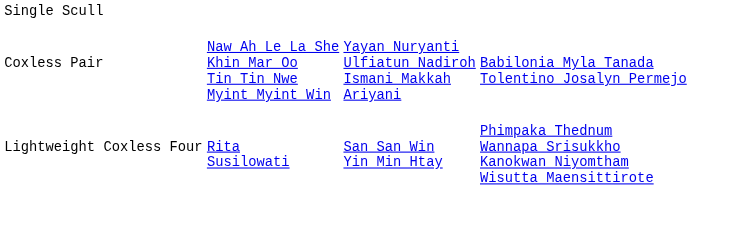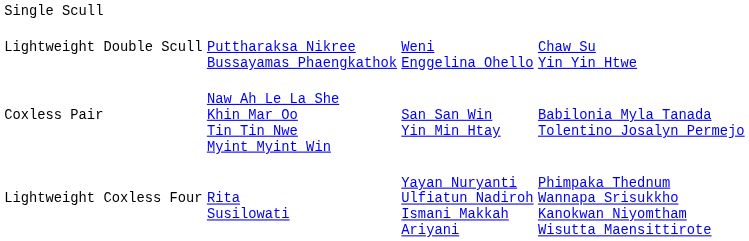+ row: (103, 47)
(410, 71) Yayan Nuryanti Ulfiatun Nadiroh Ismani Makkah Ariyani -> (451, 123) San San Win Yin Min Htay
(393, 155) San San Win Yin Min Htay -> (467, 207) Yayan Nuryanti Ulfiatun Nadiroh Ismani Makkah Ariyani
